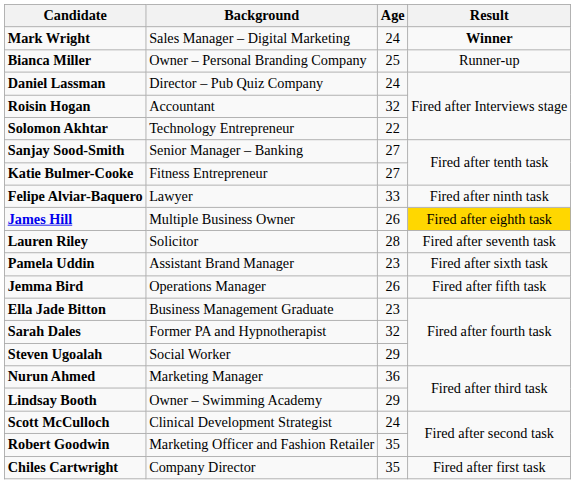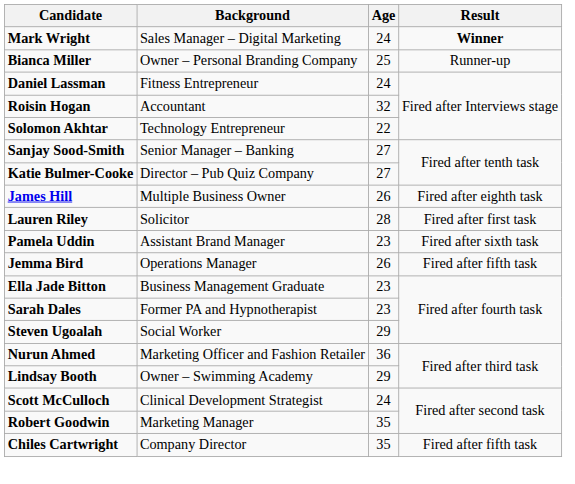(236, 83) Director – Pub Quiz Company -> (199, 83) Fitness Entrepreneur
(208, 173) Fitness Entrepreneur -> (227, 173) Director – Pub Quiz Company
- row: (75, 196)
(489, 219) gold background -> (480, 196) no background
(489, 241) Fired after seventh task -> (480, 219) Fired after first task
(393, 331) 32 -> (383, 309) 23
(206, 377) Marketing Manager -> (252, 354) Marketing Officer and Fashion Retailer
(262, 444) Marketing Officer and Fashion Retailer -> (197, 422) Marketing Manager
(489, 467) Fired after first task -> (480, 444) Fired after fifth task
